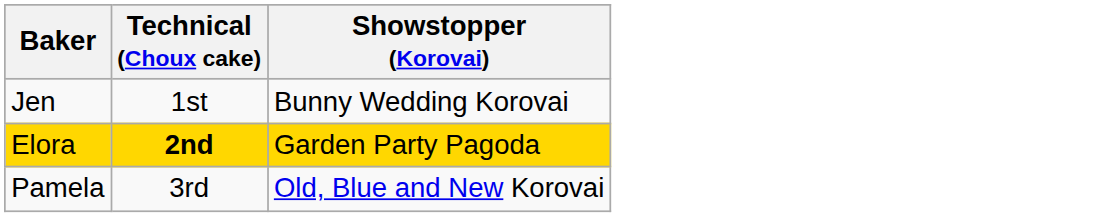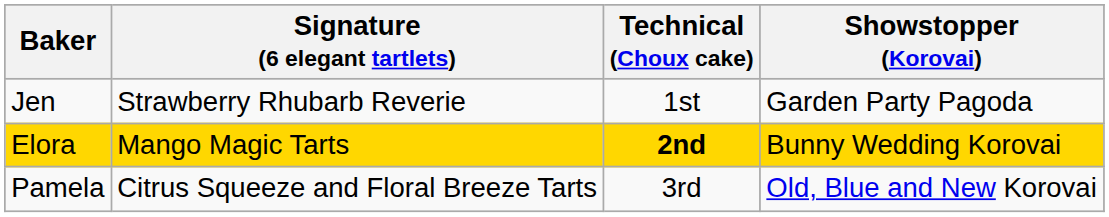+ column: (357, 41)
(421, 100) Bunny Wedding Korovai -> (899, 100) Garden Party Pagoda
(407, 144) Garden Party Pagoda -> (914, 144) Bunny Wedding Korovai
